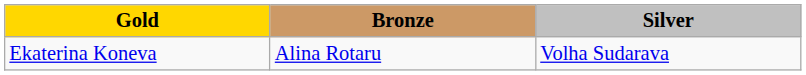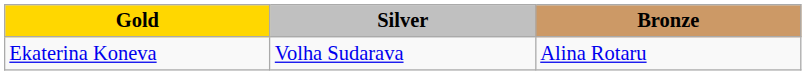columns swapped: (668, 20) <-> (403, 20)
